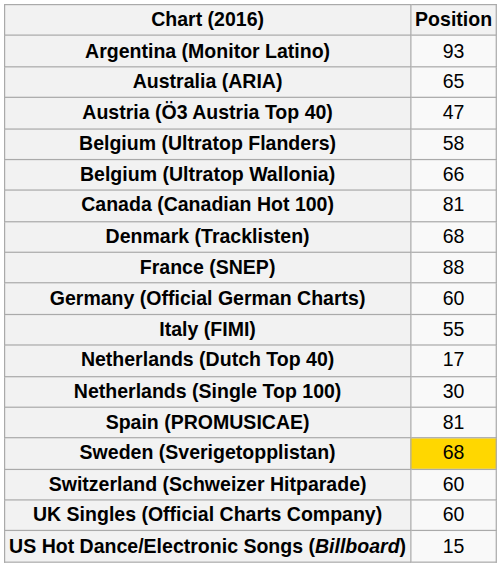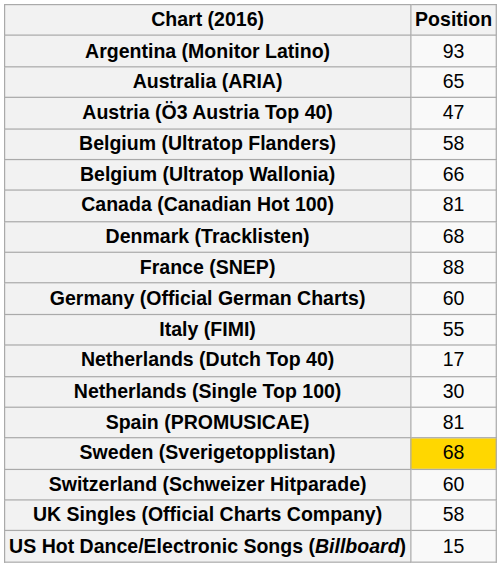(454, 515) 60 -> (454, 515) 58
